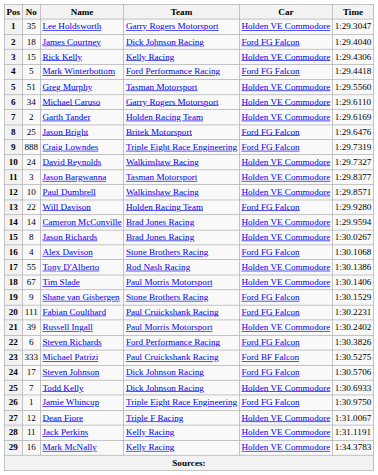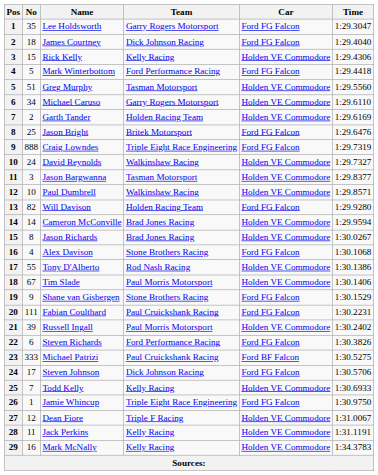(286, 26) Holden VE Commodore -> (271, 26) Ford FG Falcon
(31, 207) 22 -> (31, 207) 82
(165, 387) Dick Johnson Racing -> (150, 387) Kelly Racing
